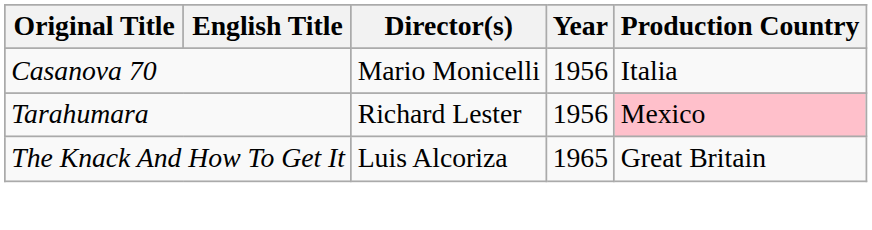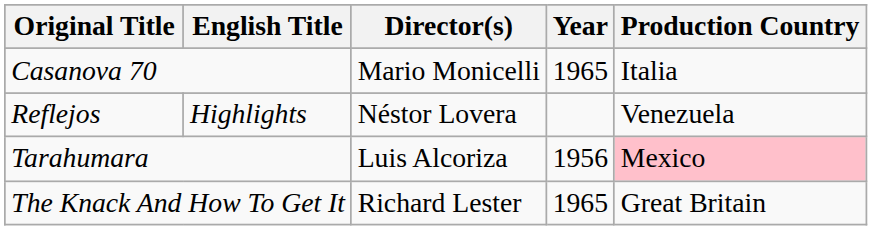(580, 70) 1956 -> (580, 70) 1965
+ row: (56, 114)
(440, 114) Richard Lester -> (433, 158) Luis Alcoriza
(433, 158) Luis Alcoriza -> (440, 202) Richard Lester
